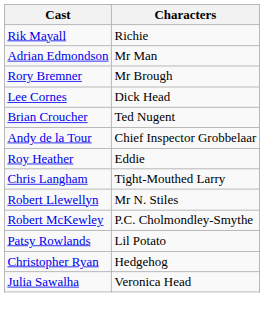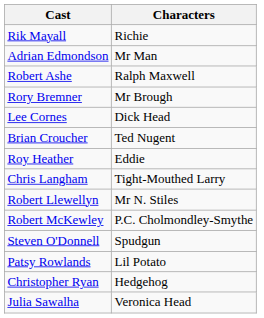+ row: (40, 76)
- row: (49, 138)
+ row: (53, 240)
